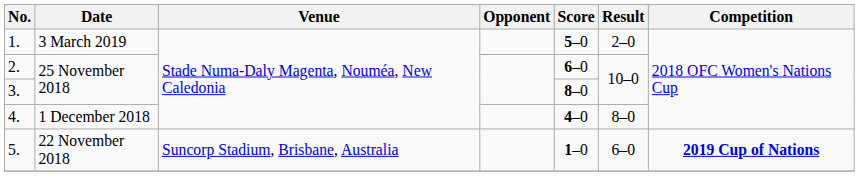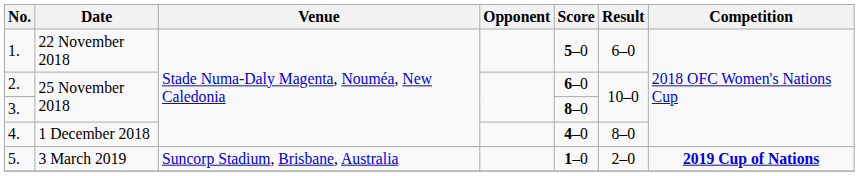(82, 41) 3 March 2019 -> (81, 50) 22 November 2018
(623, 41) 2–0 -> (623, 50) 6–0
(81, 150) 22 November 2018 -> (82, 158) 3 March 2019
(623, 150) 6–0 -> (623, 158) 2–0
